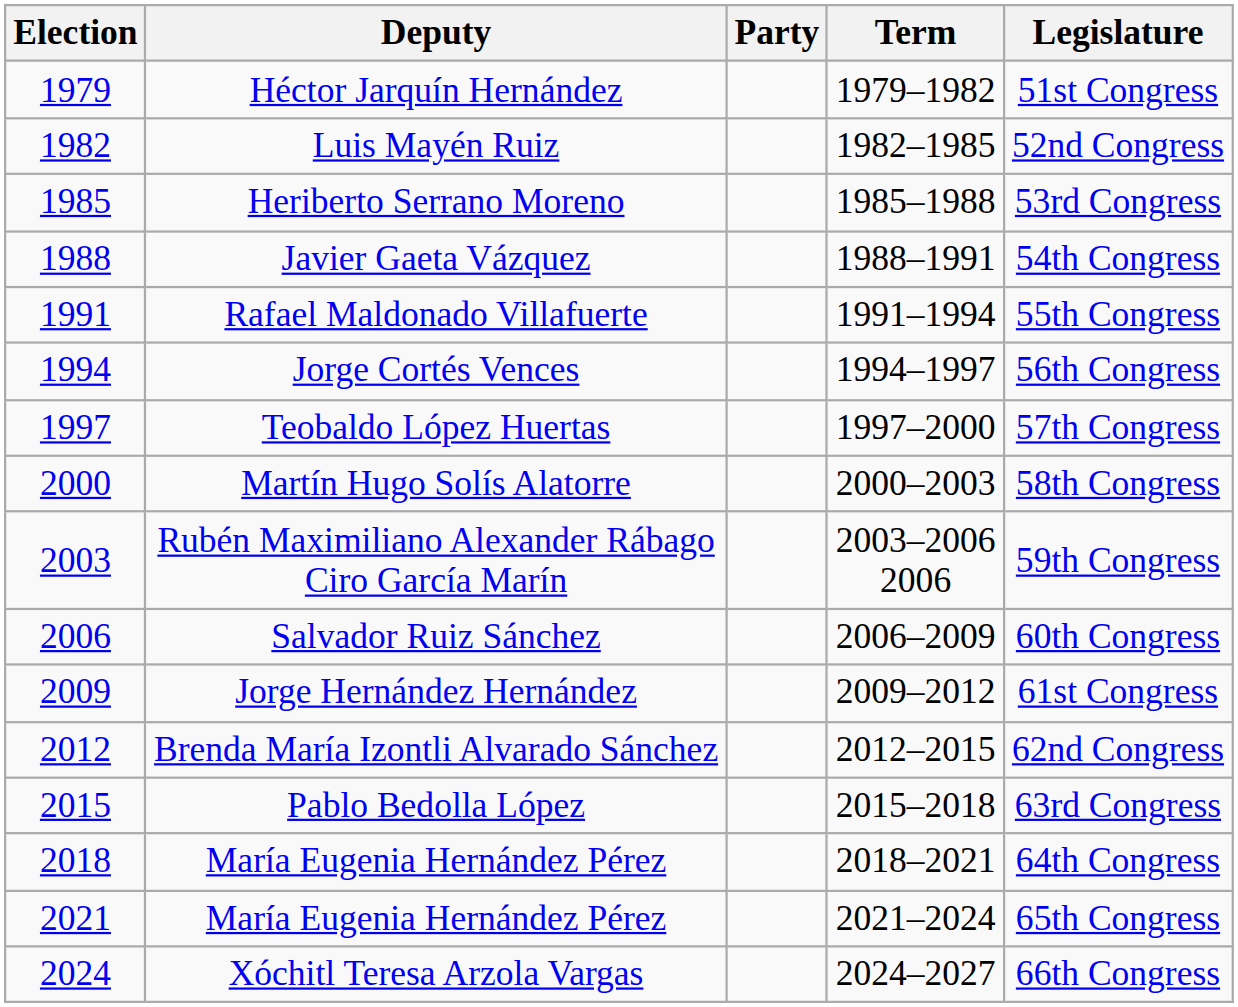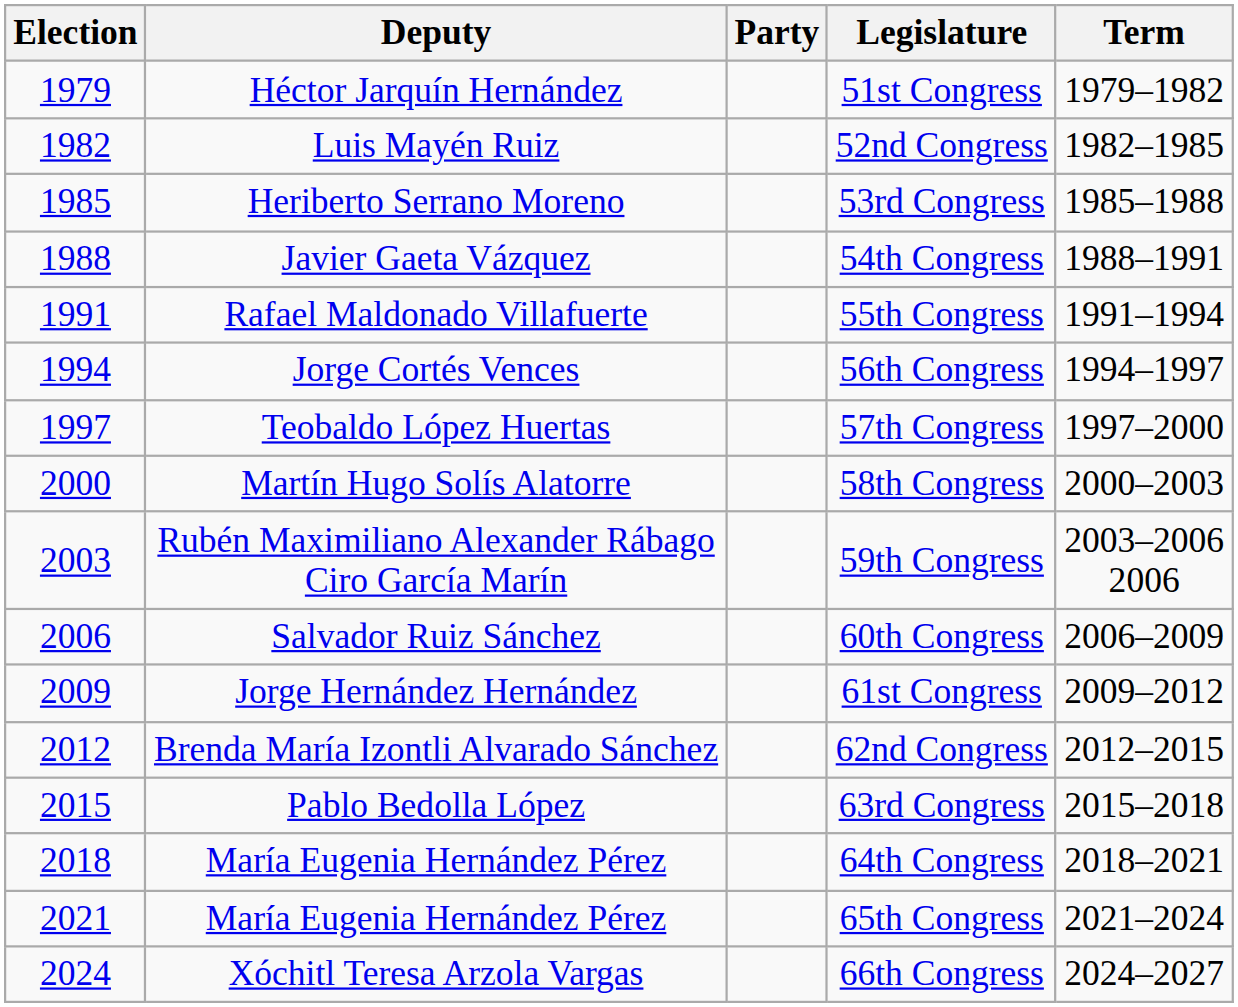columns swapped: (916, 32) <-> (1118, 32)
